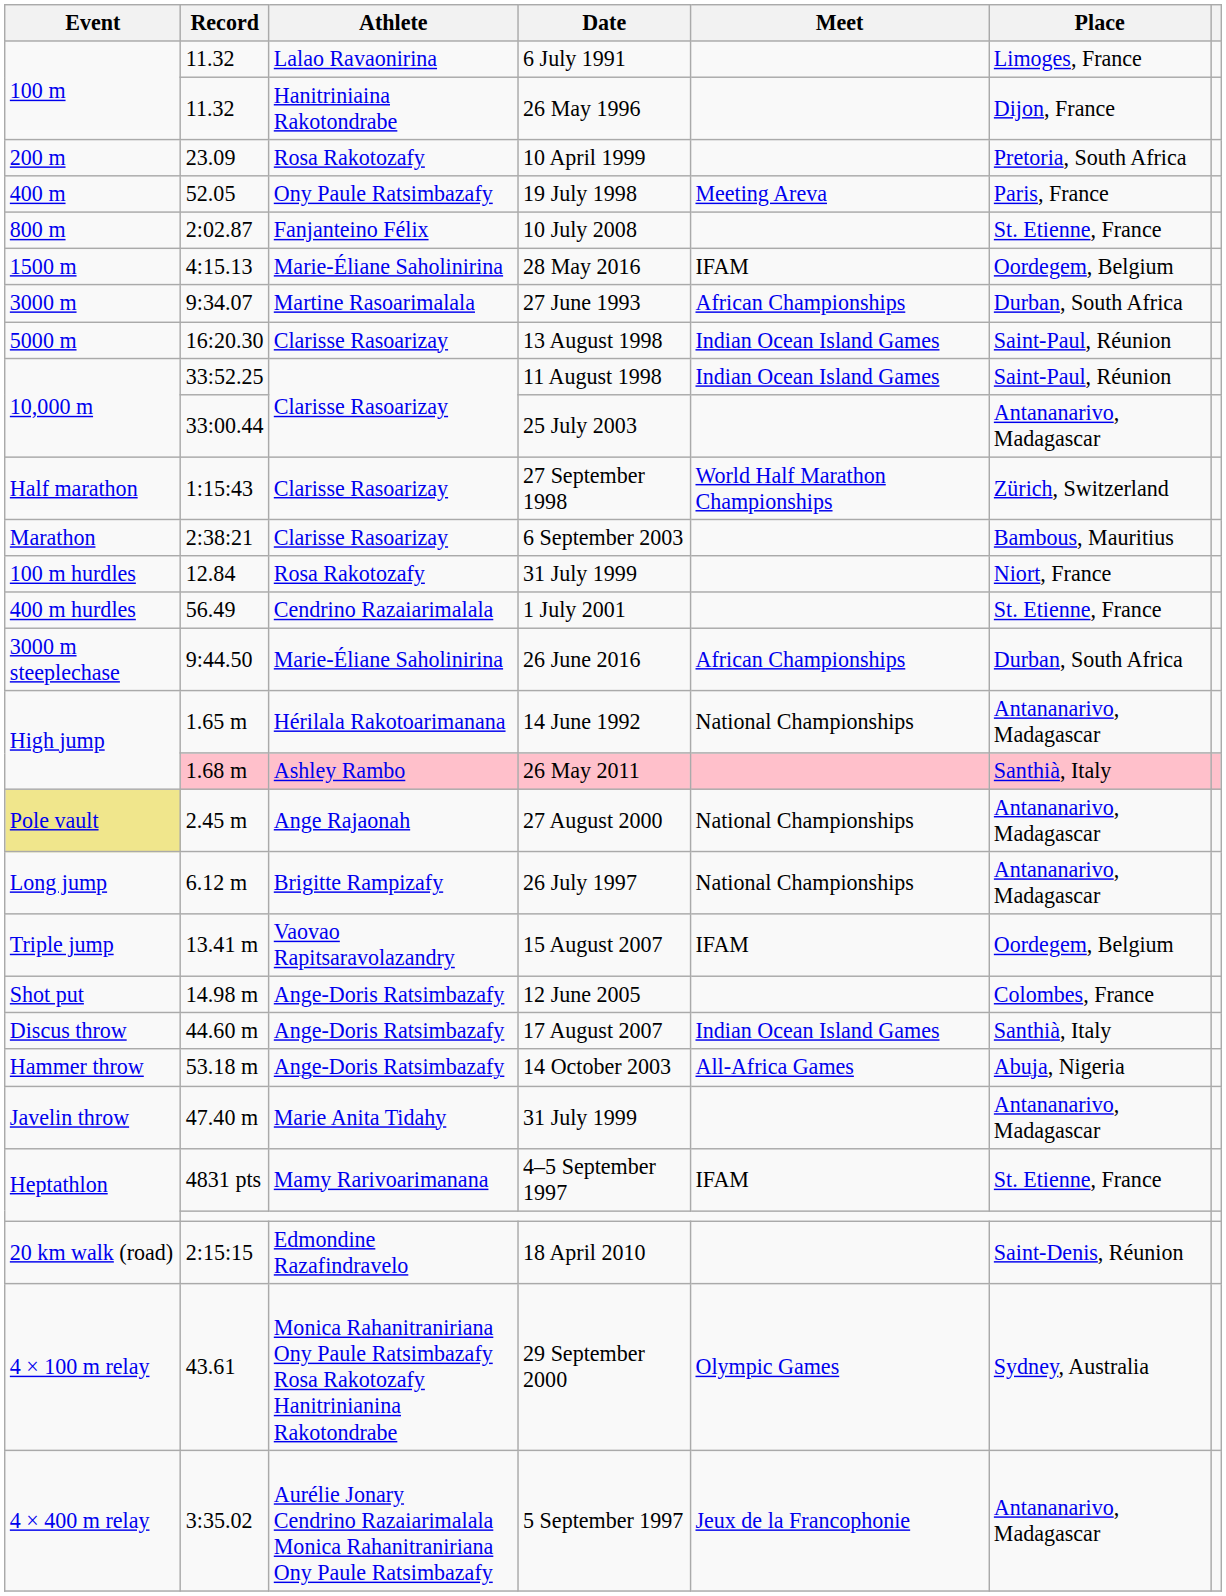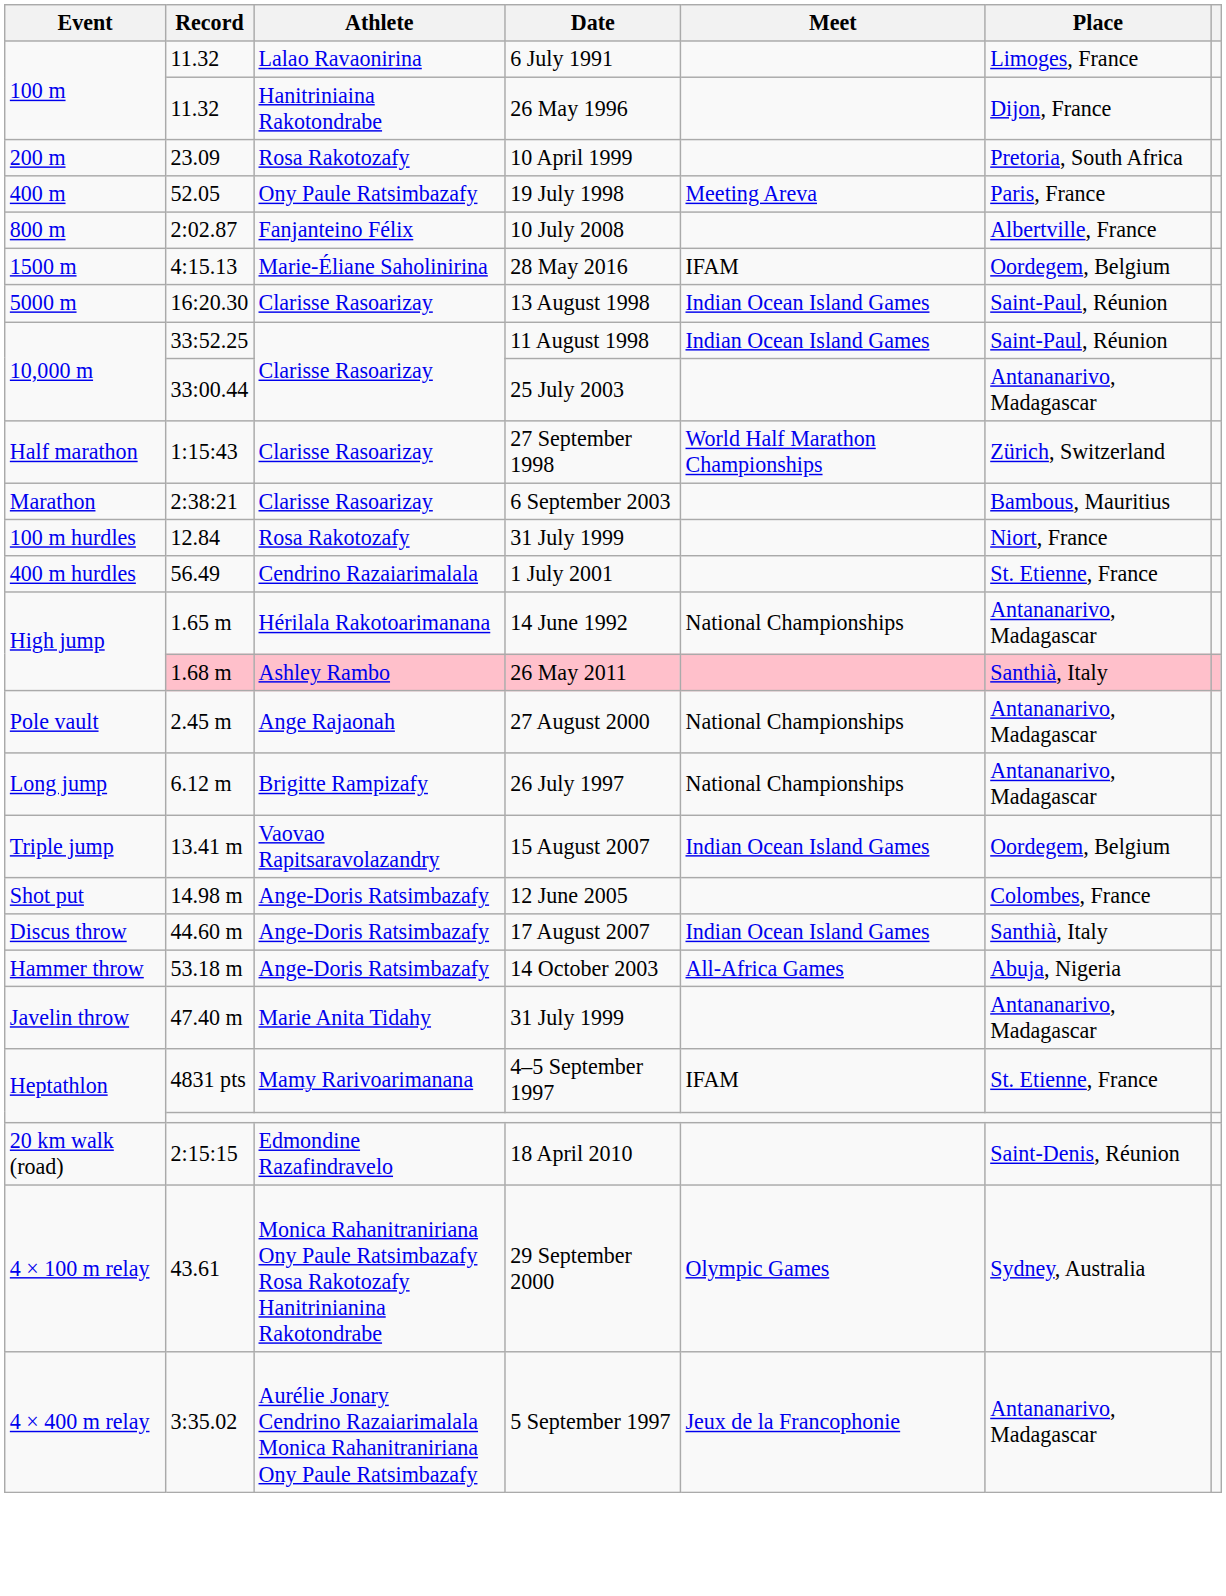(1078, 230) St. Etienne, France -> (1073, 230) Albertville, France
- row: (219, 303)
- row: (219, 659)
(54, 820) khaki background -> (54, 721) no background
(722, 945) IFAM -> (807, 846) Indian Ocean Island Games
